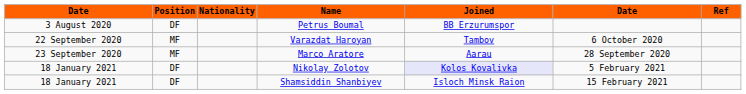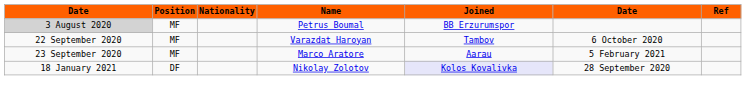(78, 25) no background -> (78, 25) lightgrey background
(175, 25) DF -> (175, 25) MF
(627, 54) 28 September 2020 -> (627, 54) 5 February 2021
(627, 68) 5 February 2021 -> (627, 68) 28 September 2020
- row: (331, 82)
